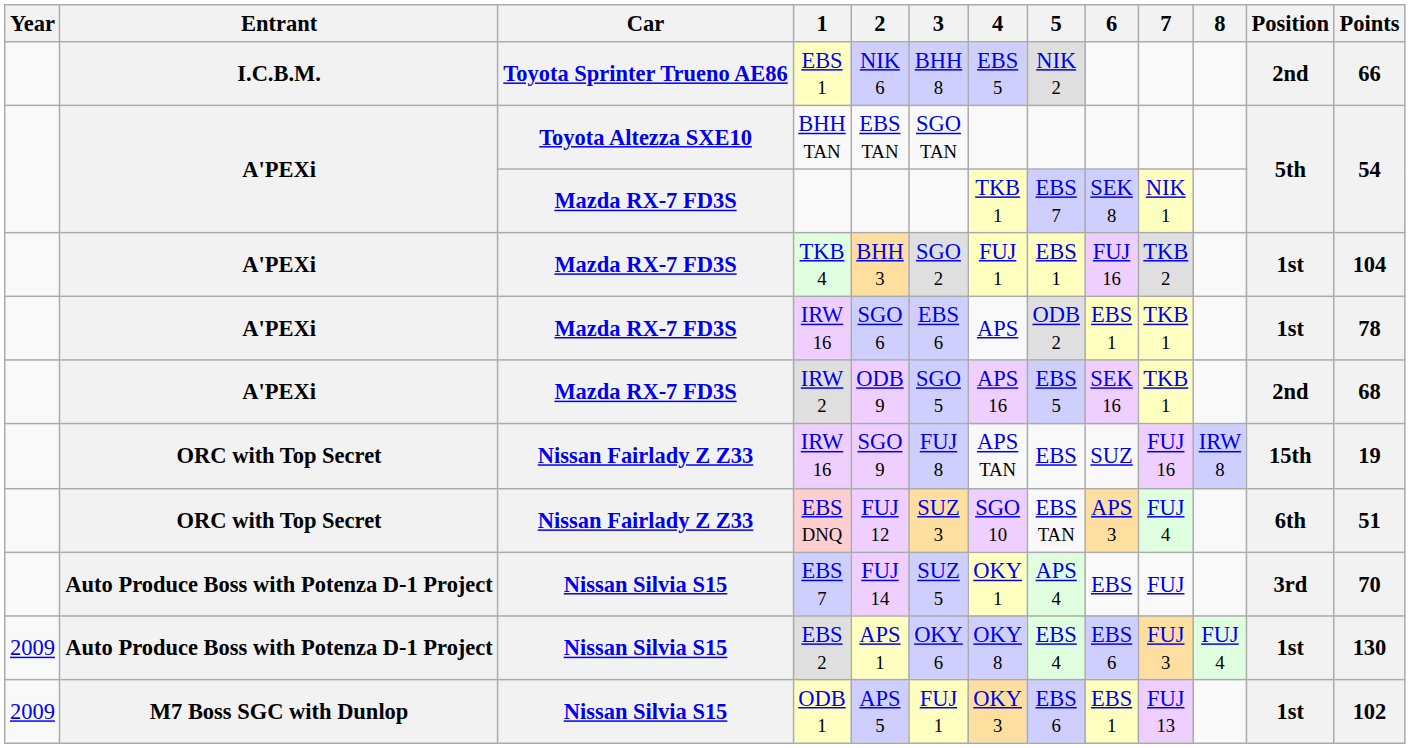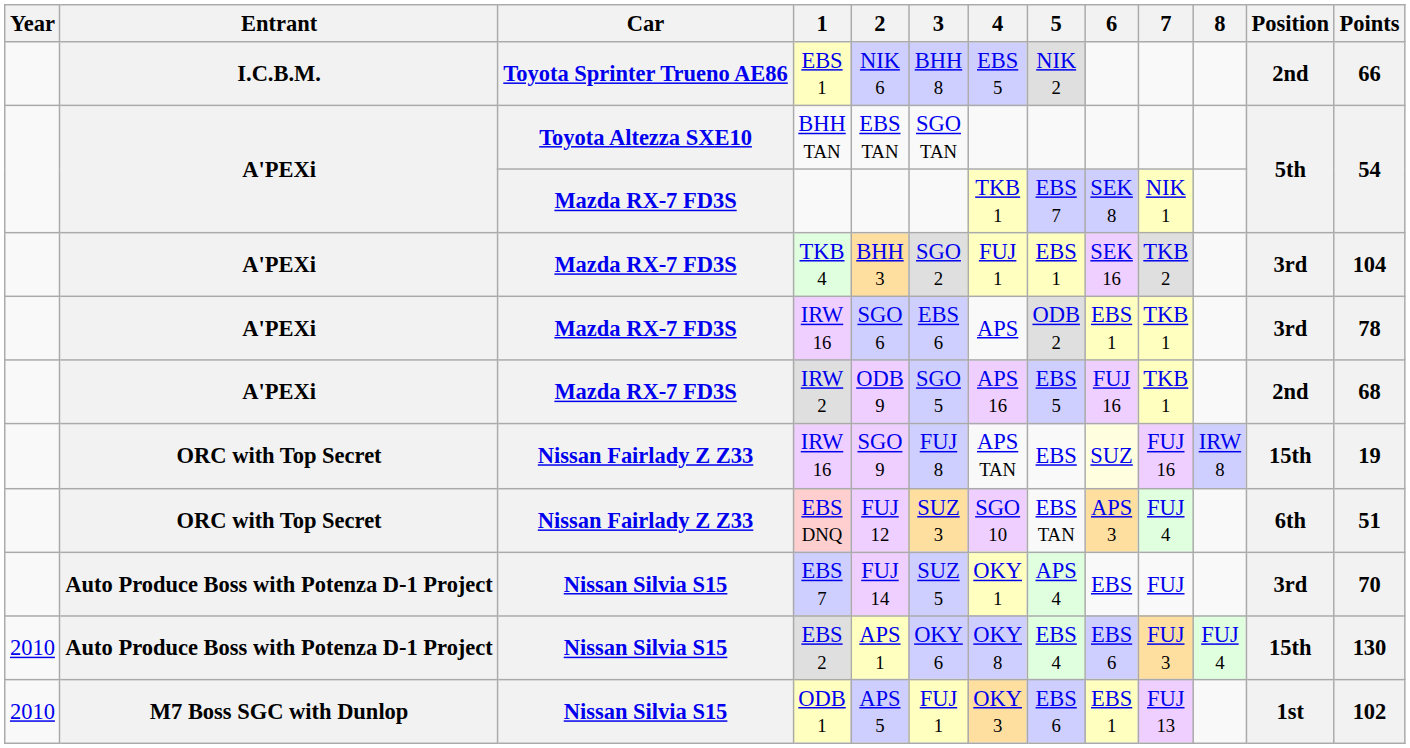(1112, 264) FUJ 16 -> (1112, 264) SEK 16
(1290, 264) 1st -> (1290, 264) 3rd
(1290, 328) 1st -> (1290, 328) 3rd
(1112, 392) SEK 16 -> (1112, 392) FUJ 16
(1112, 456) no background -> (1112, 456) lightyellow background
(32, 647) 2009 -> (32, 647) 2010
(1290, 647) 1st -> (1290, 647) 15th
(32, 710) 2009 -> (32, 710) 2010
